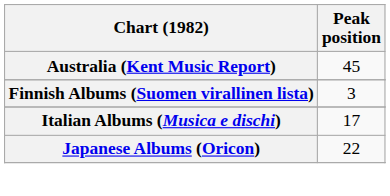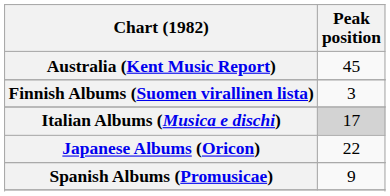(351, 120) no background -> (351, 120) lightgrey background
+ row: (161, 176)
